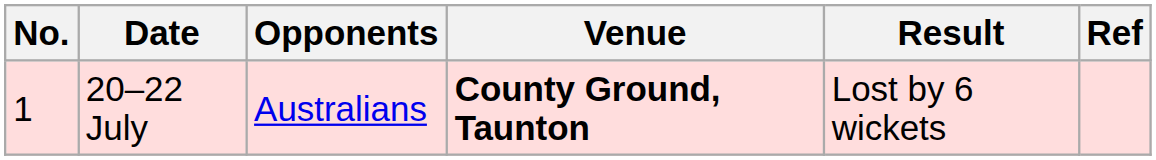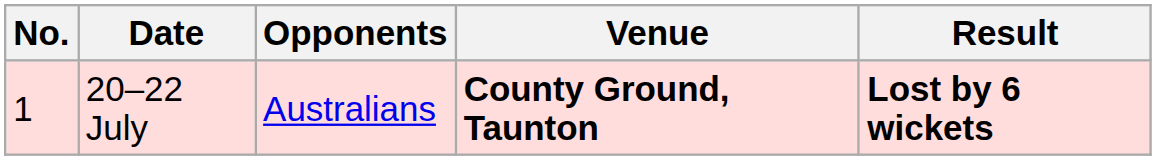- column: (1115, 33)
(903, 108) normal -> (944, 108) bold
